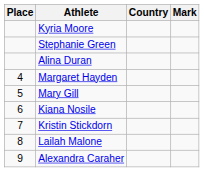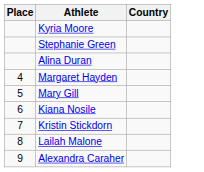- column: (185, 12)
